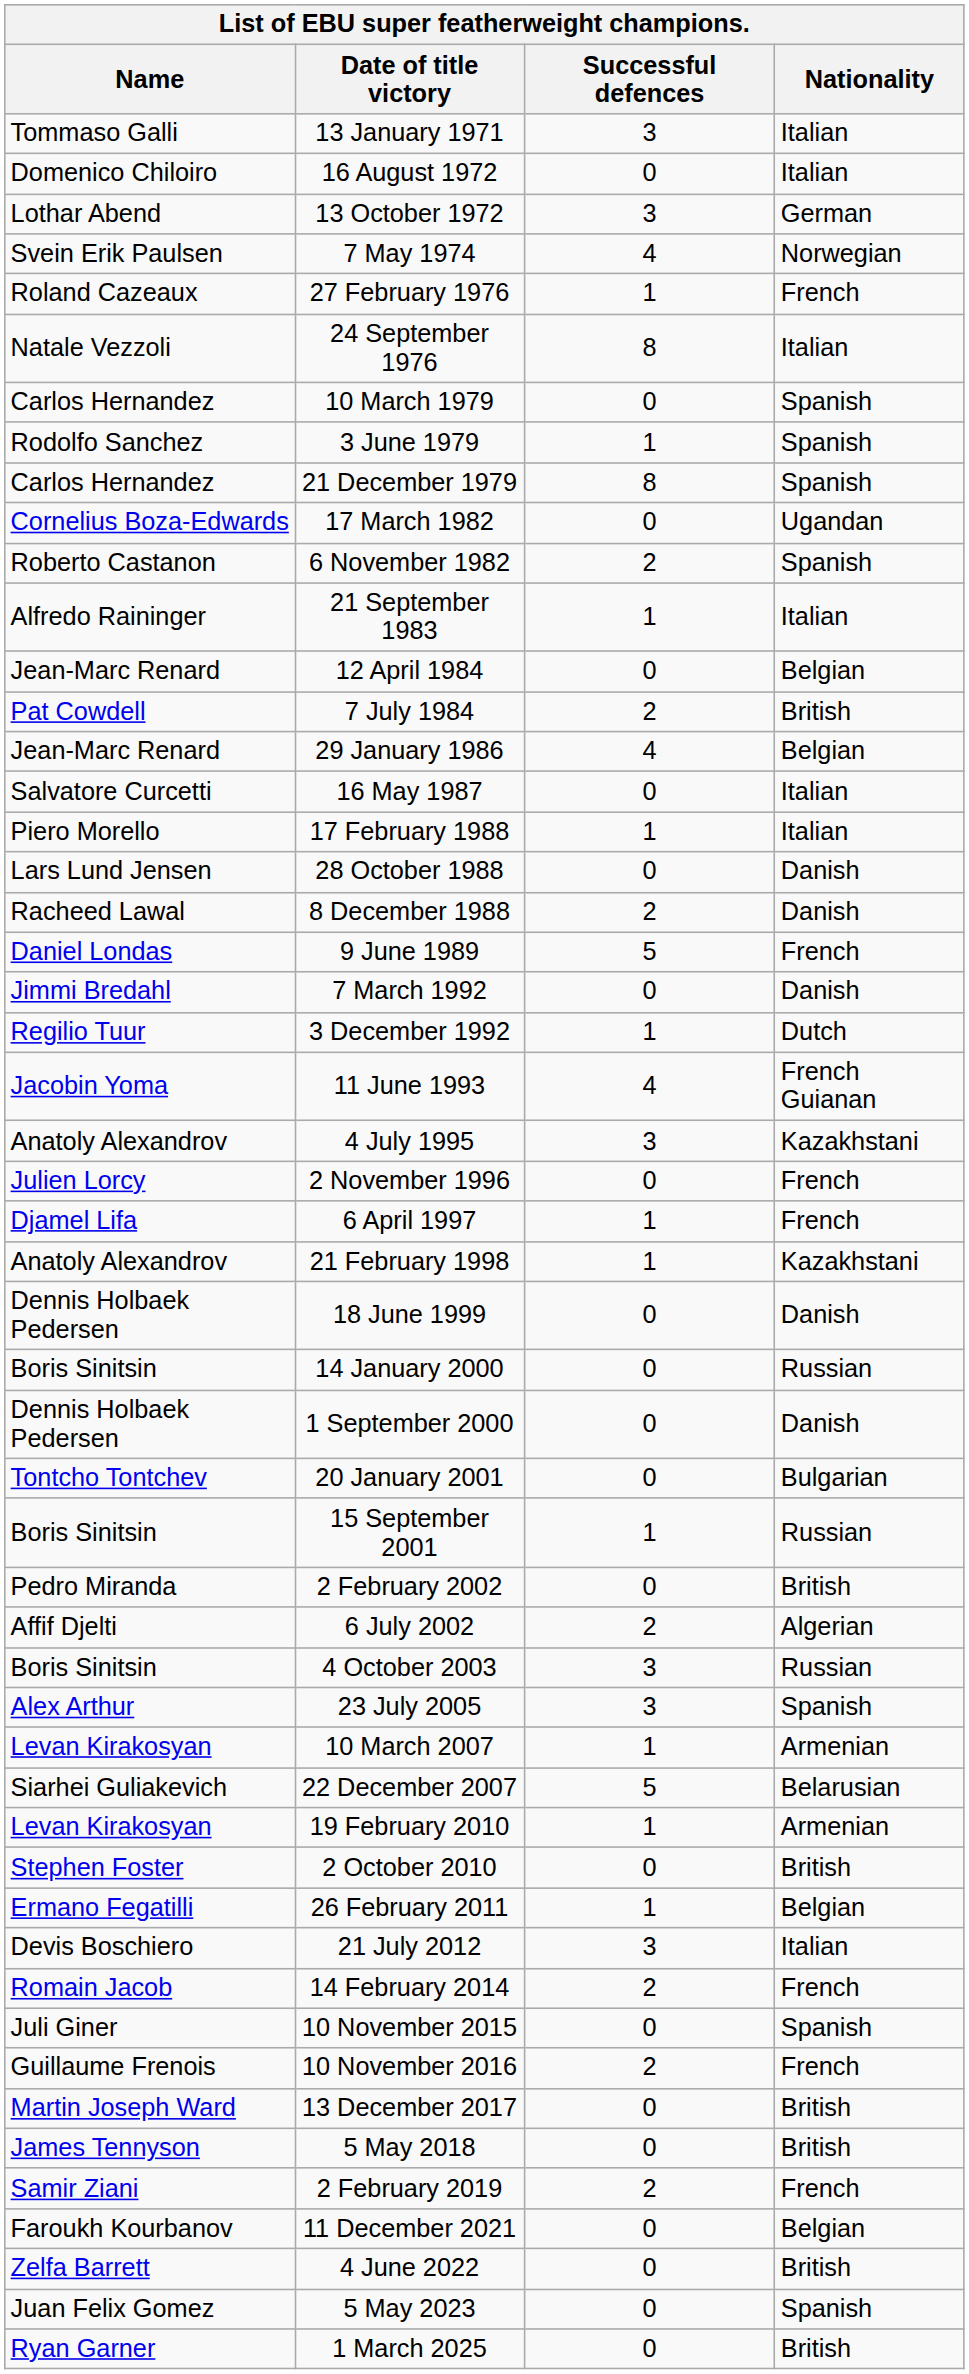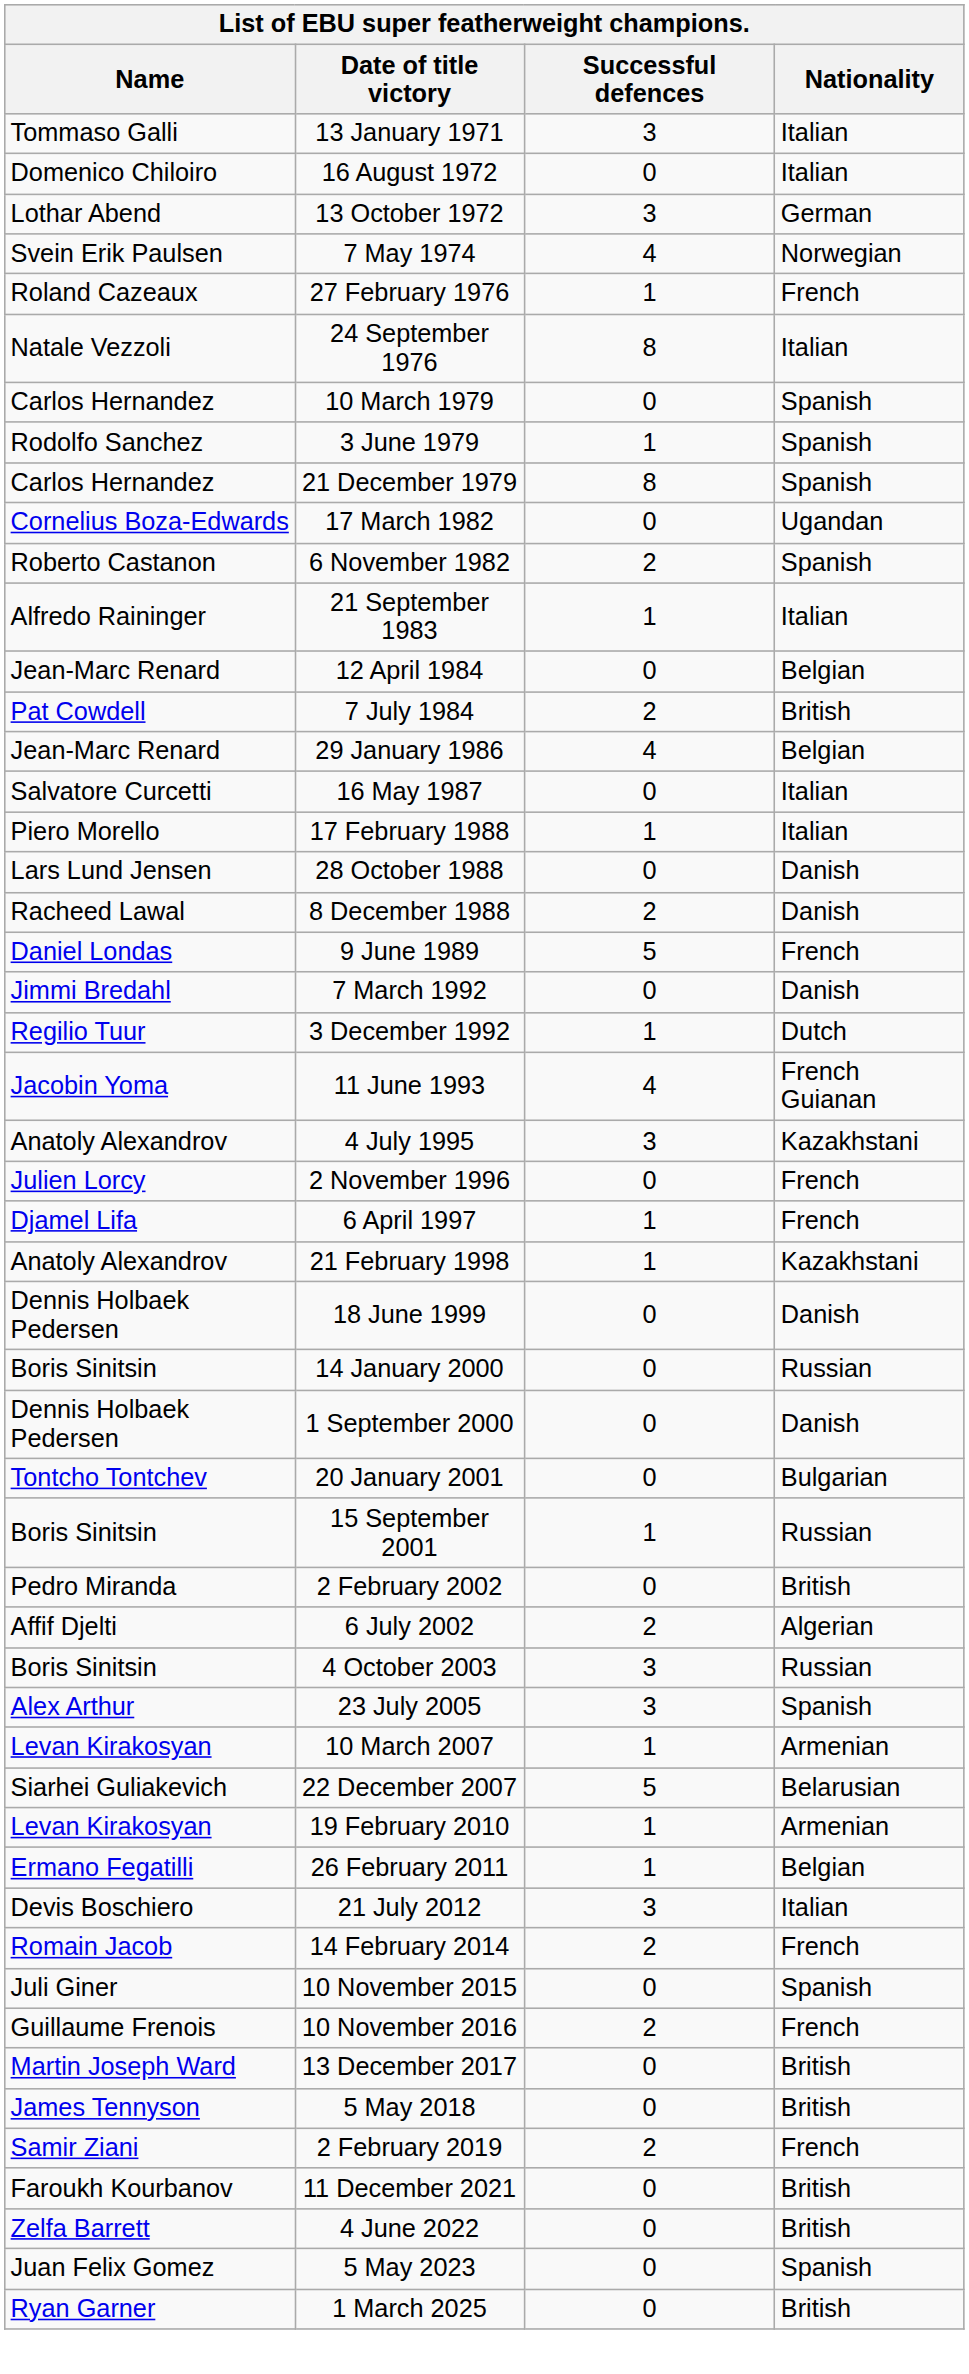- row: (410, 1867)
(823, 2228) Belgian -> (816, 2188) British
